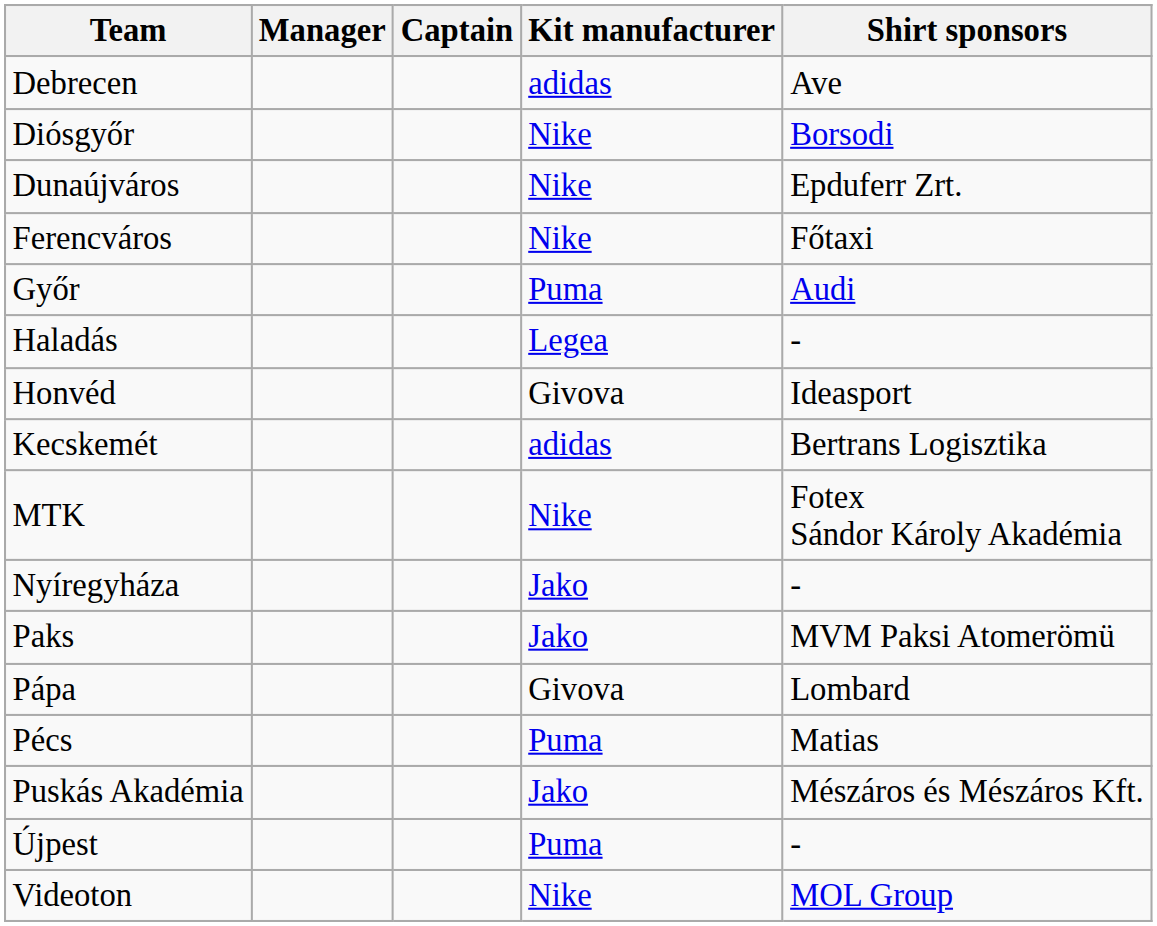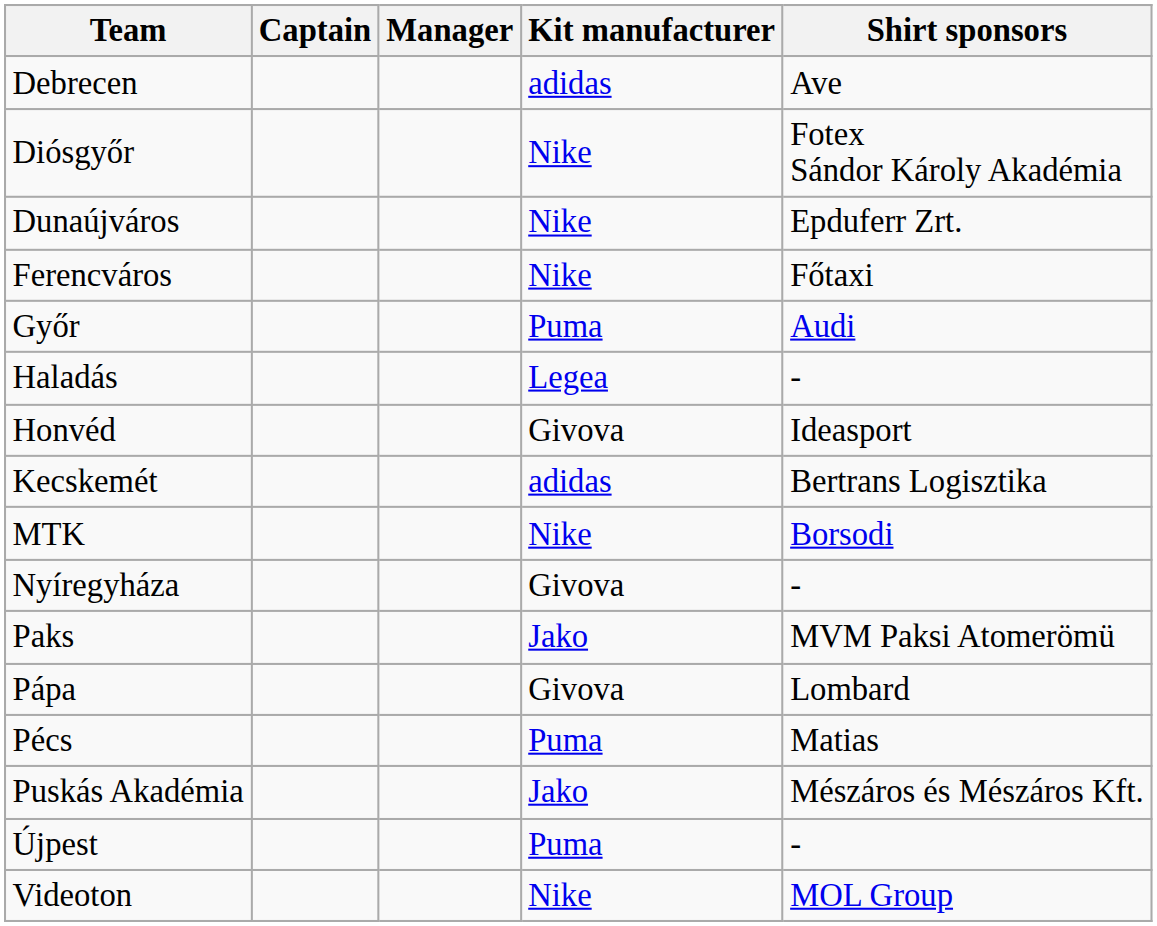columns swapped: (322, 30) <-> (457, 30)
(842, 133) Borsodi -> (956, 152) Fotex Sándor Károly Akadémia
(956, 514) Fotex Sándor Károly Akadémia -> (842, 532) Borsodi
(558, 584) Jako -> (576, 584) Givova
